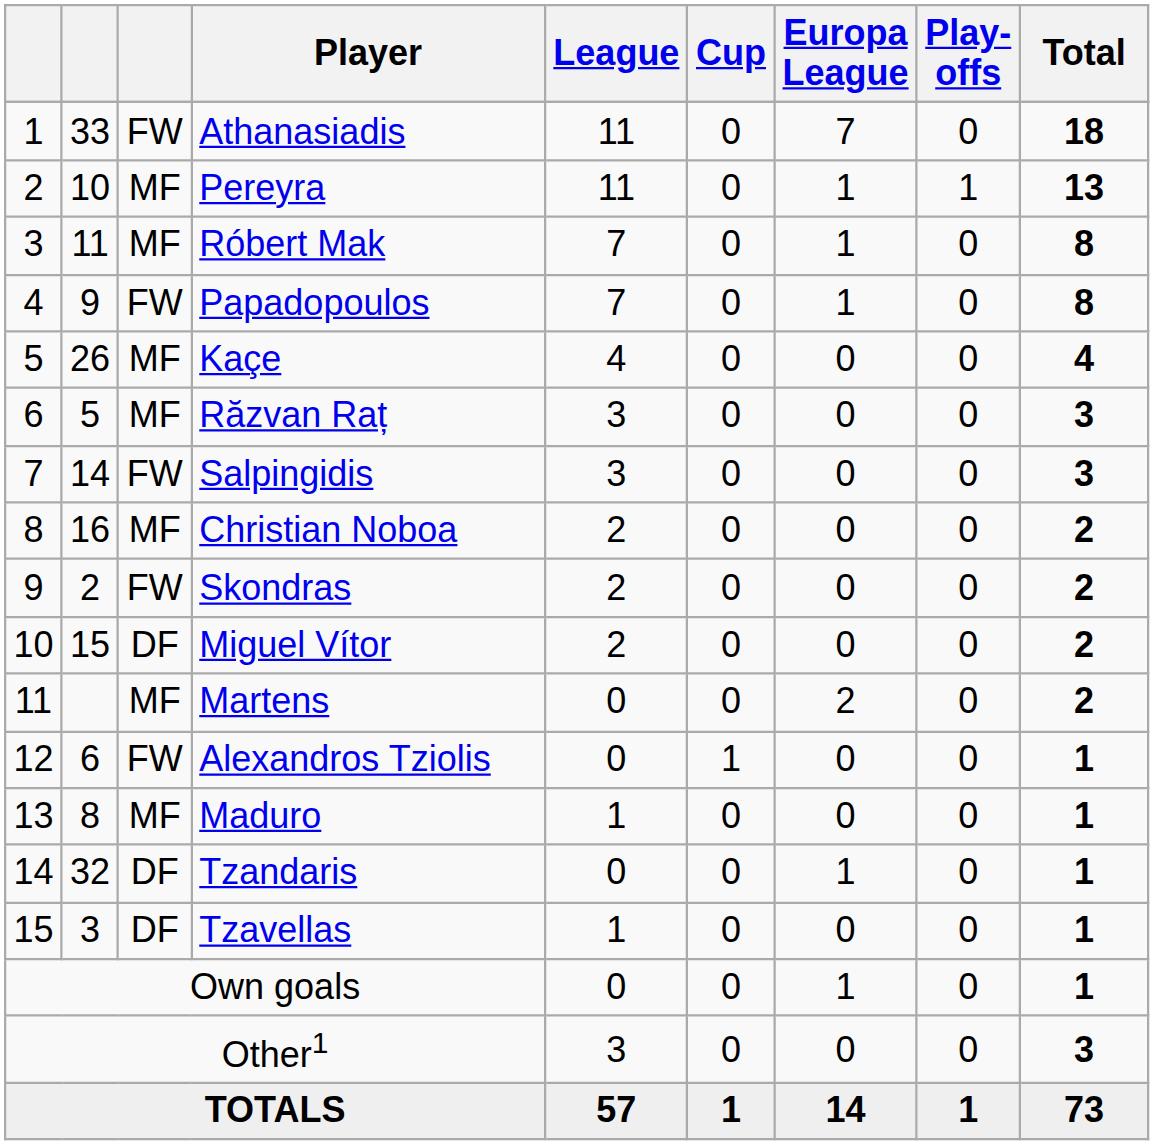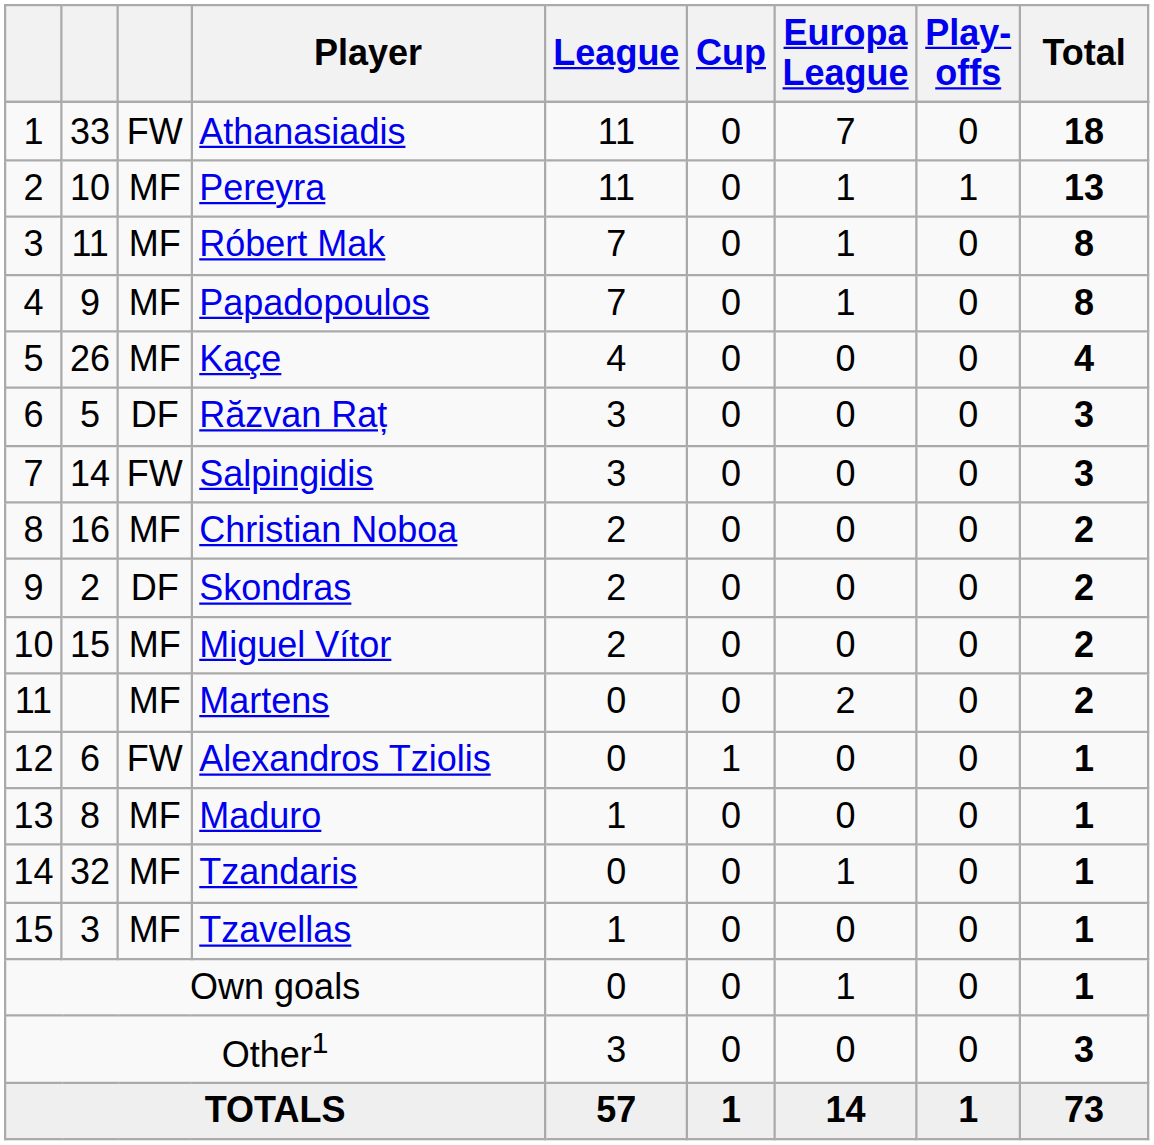(155, 301) FW -> (155, 301) MF
(155, 416) MF -> (155, 416) DF
(155, 587) FW -> (155, 587) DF
(155, 644) DF -> (155, 644) MF
(155, 872) DF -> (155, 872) MF
(155, 929) DF -> (155, 929) MF
